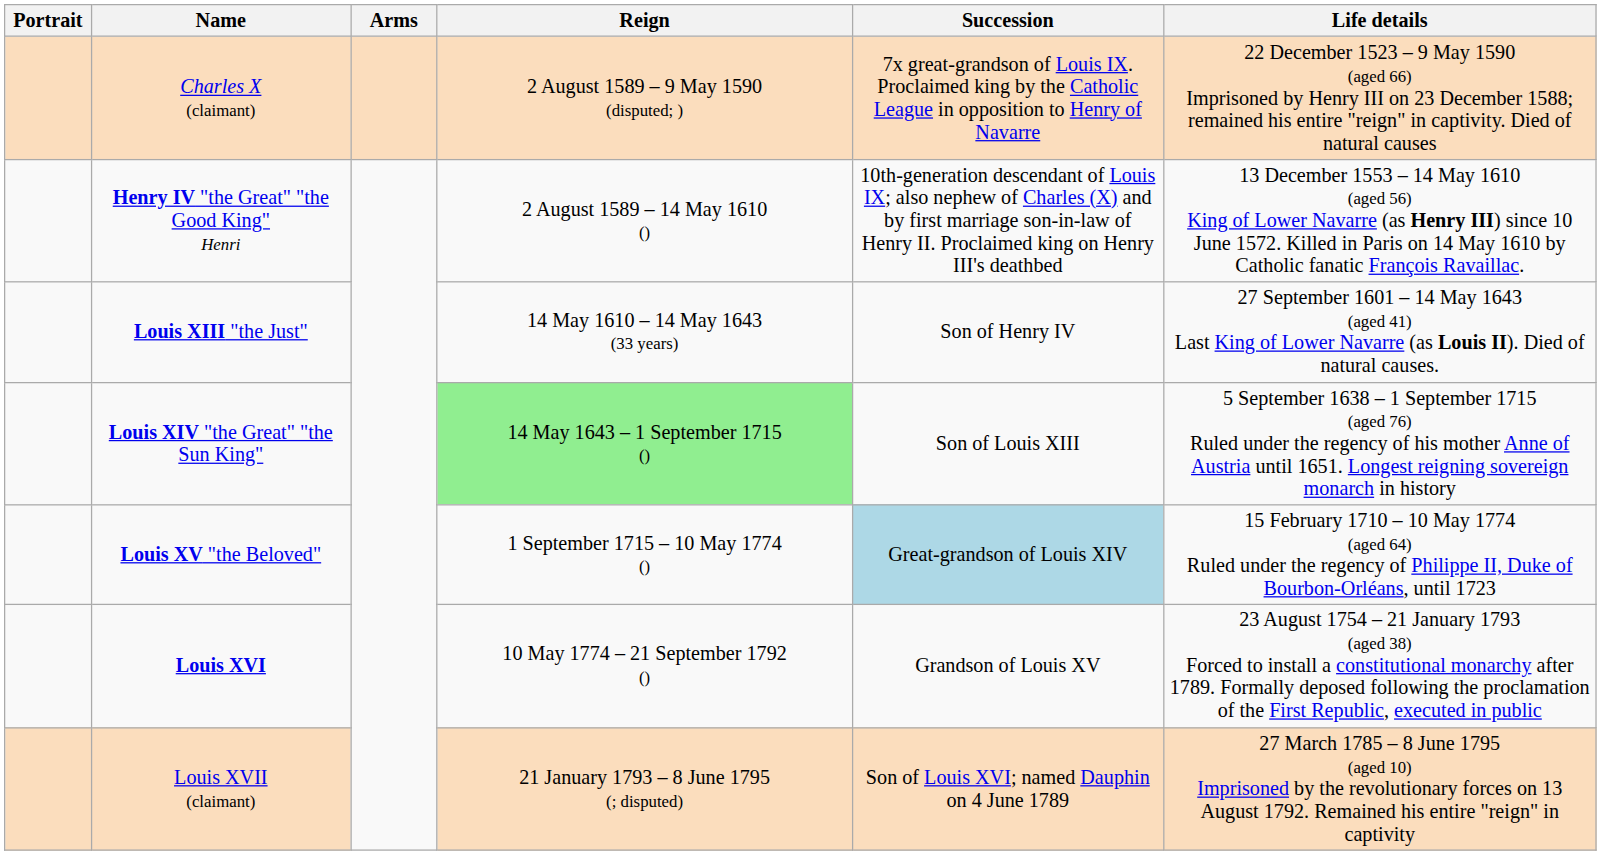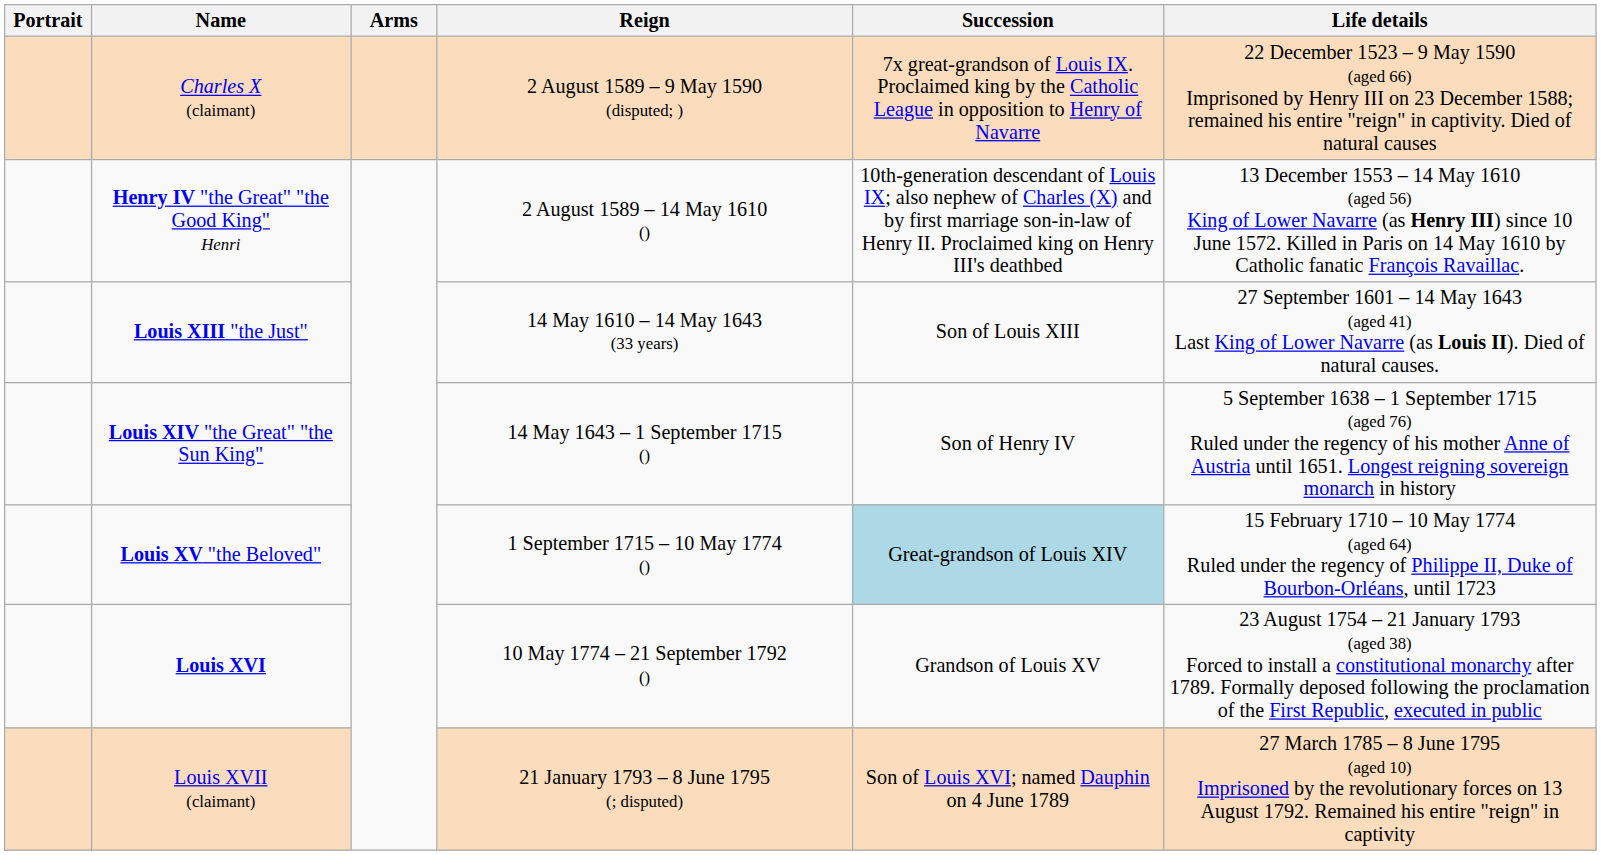(1008, 331) Son of Henry IV -> (1008, 331) Son of Louis XIII
(645, 443) lightgreen background -> (645, 443) no background
(1008, 443) Son of Louis XIII -> (1008, 443) Son of Henry IV
